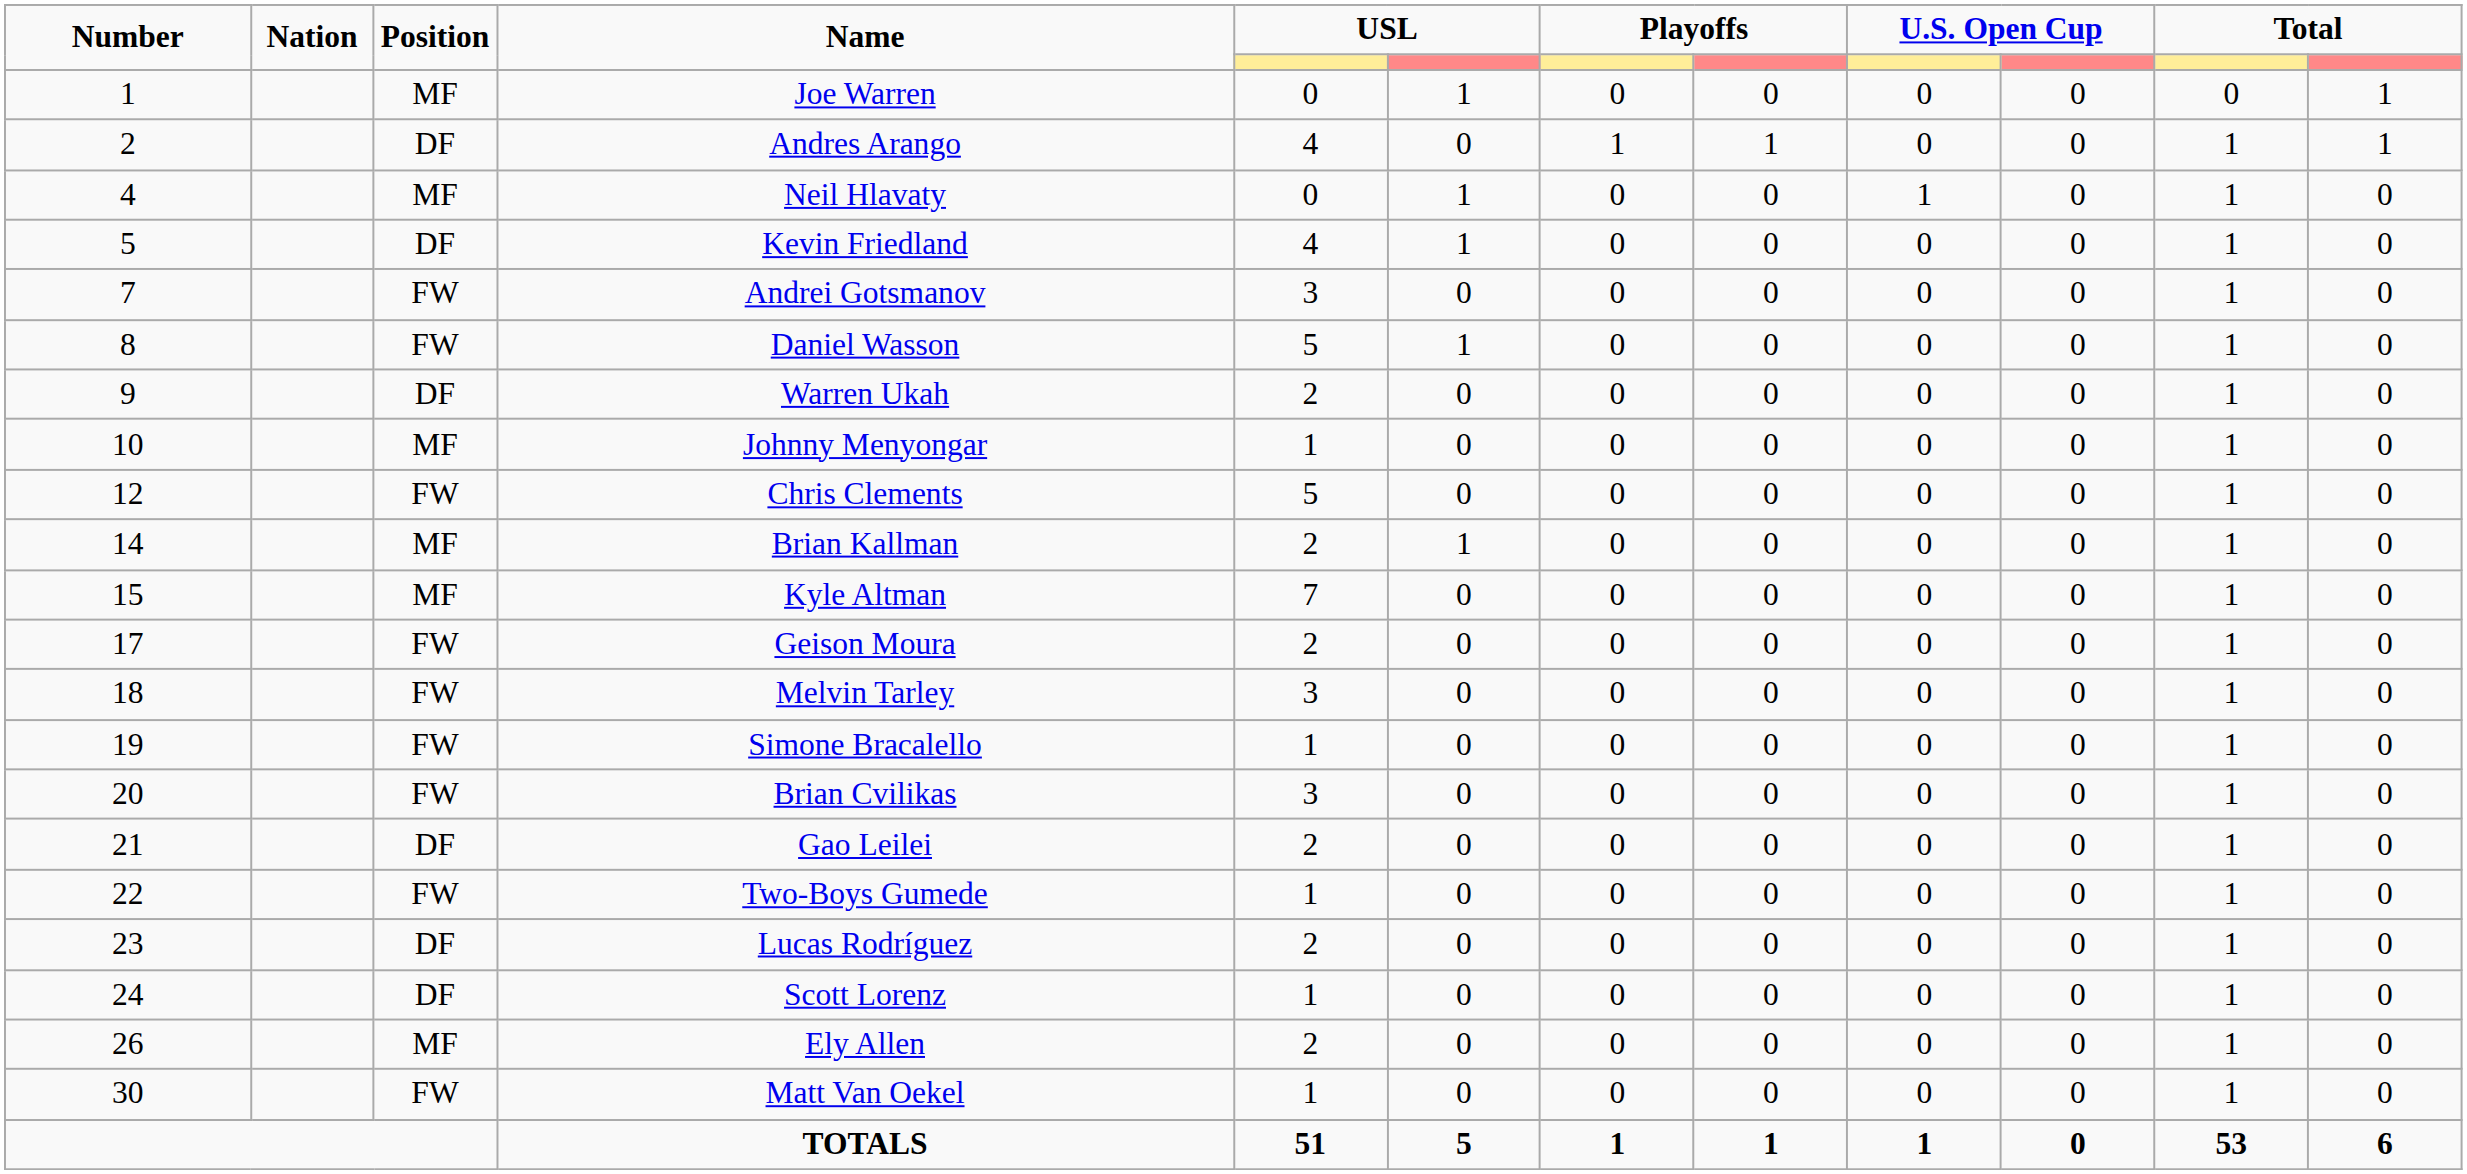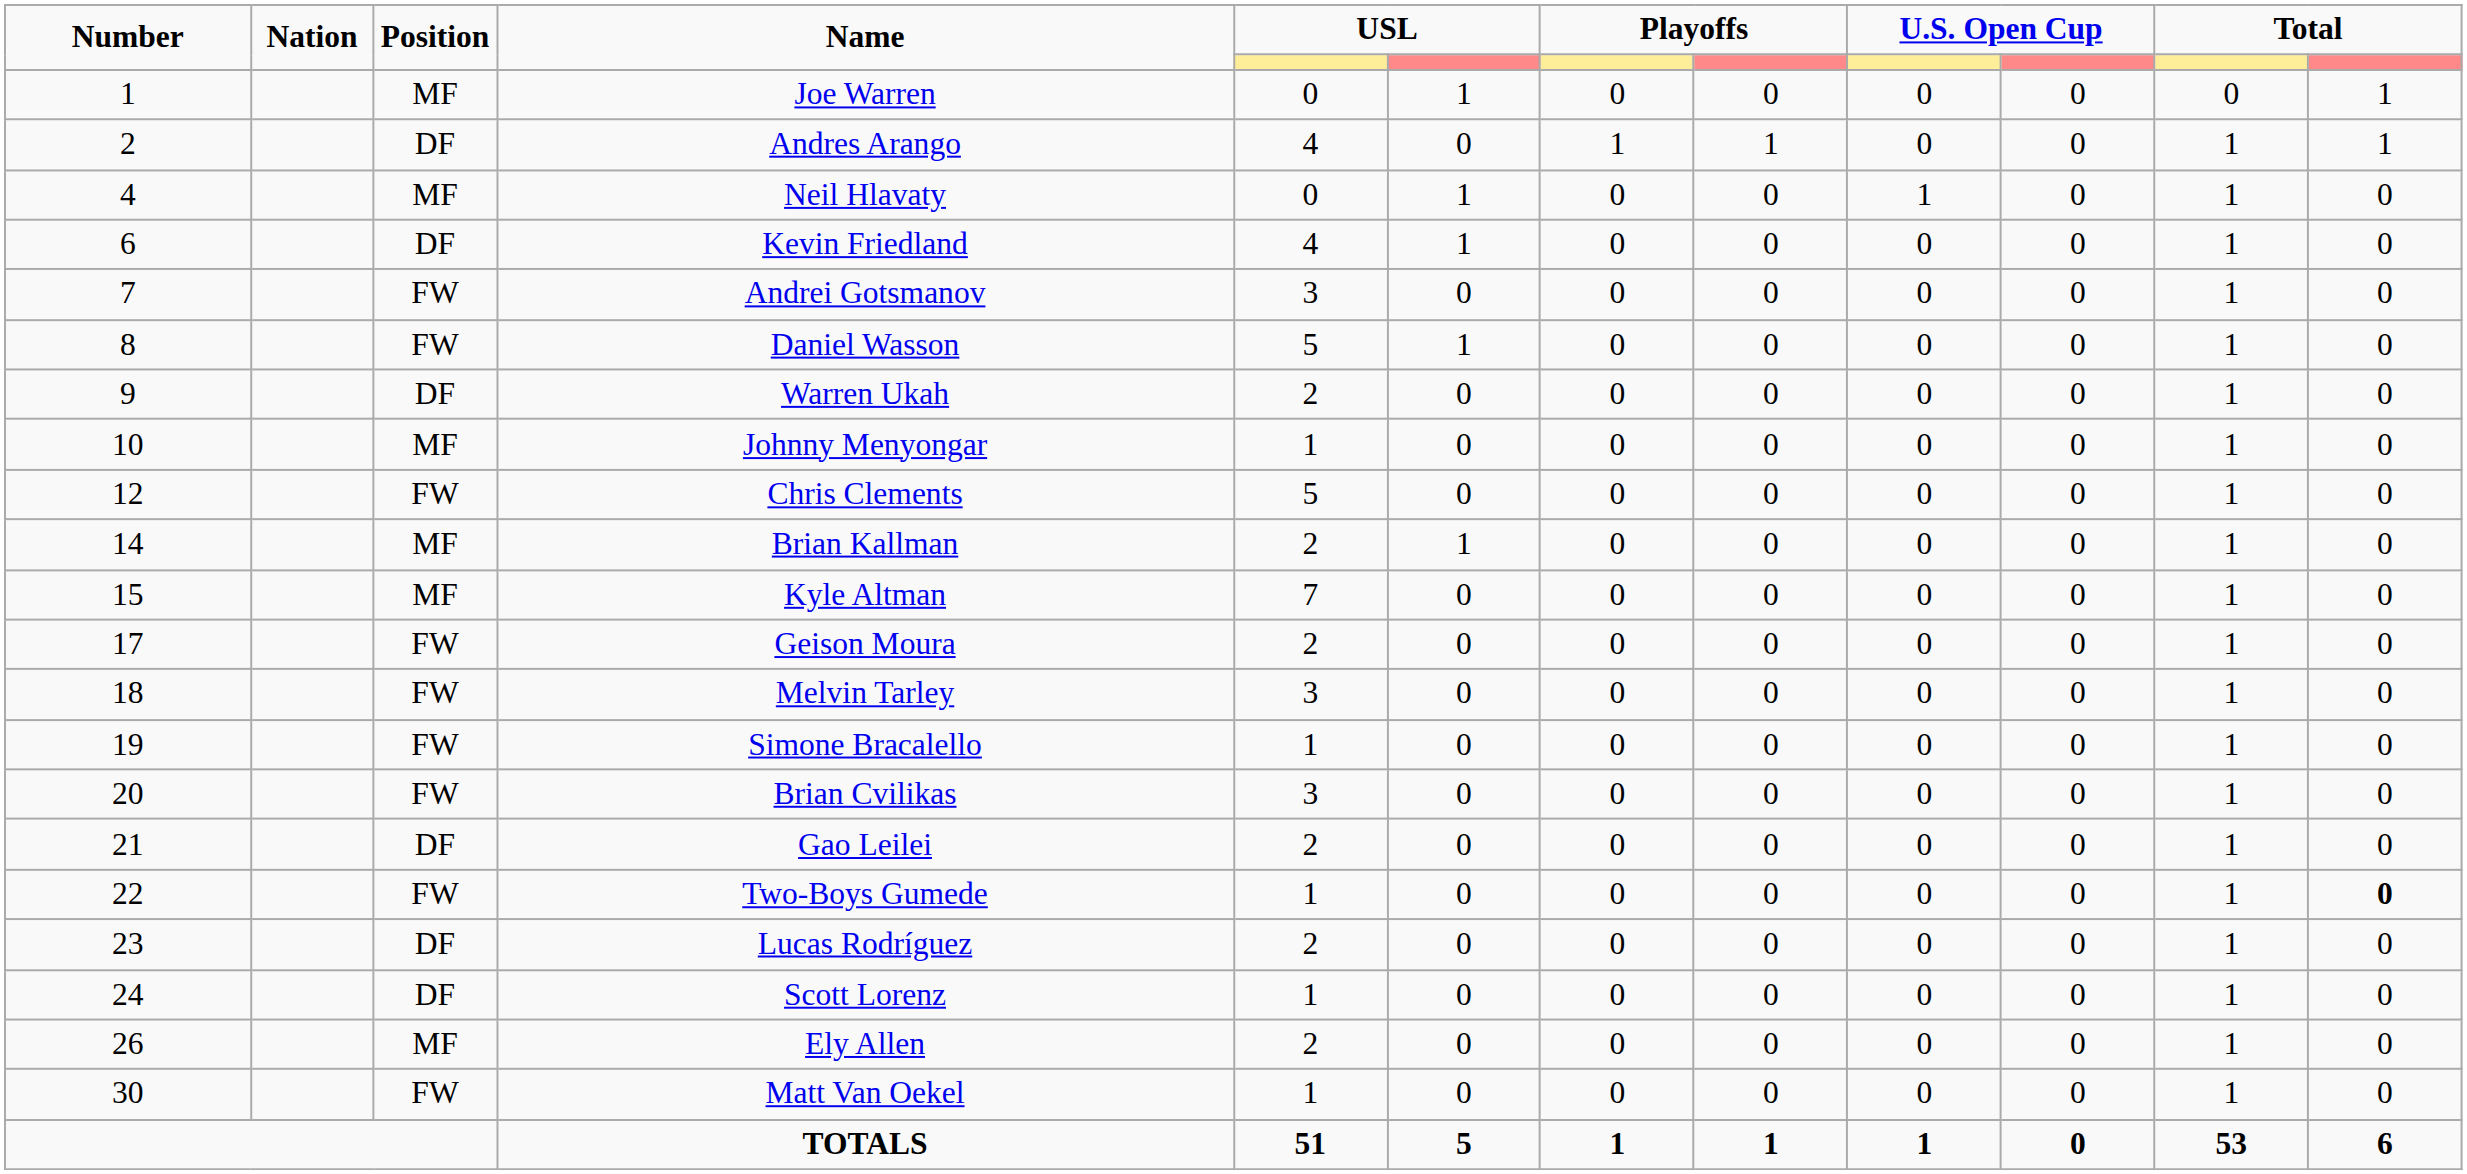(128, 243) 5 -> (128, 243) 6
(2385, 893) normal -> (2385, 893) bold
